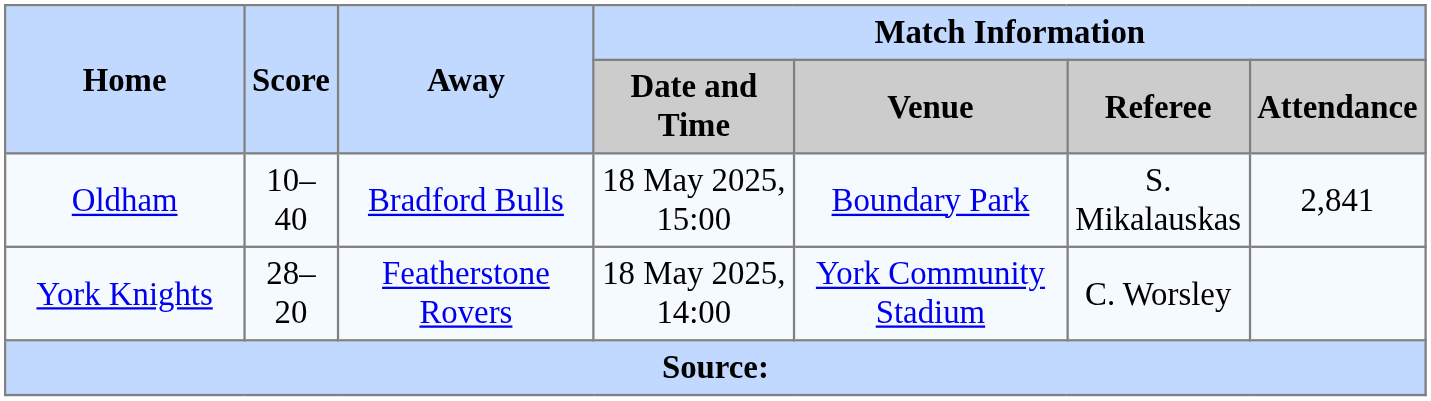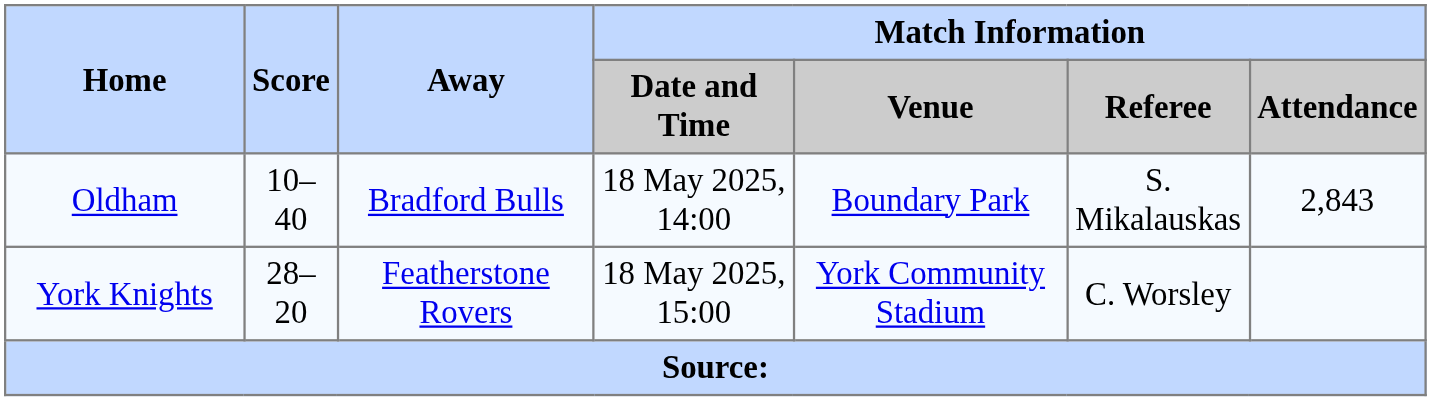(694, 199) 18 May 2025, 15:00 -> (694, 199) 18 May 2025, 14:00
(1337, 199) 2,841 -> (1337, 199) 2,843
(694, 292) 18 May 2025, 14:00 -> (694, 292) 18 May 2025, 15:00
